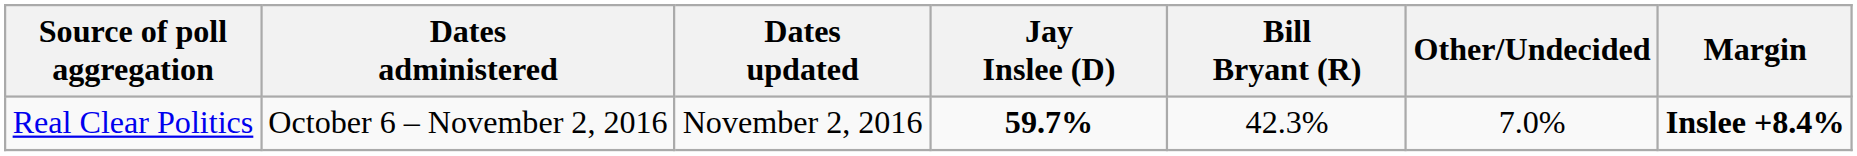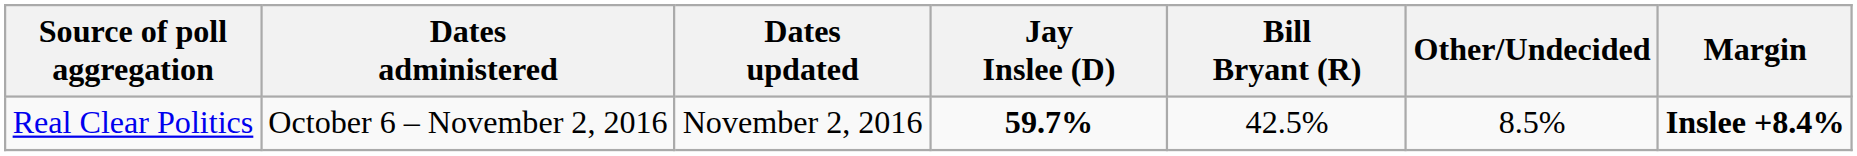(1287, 122) 42.3% -> (1287, 122) 42.5%
(1532, 122) 7.0% -> (1532, 122) 8.5%
